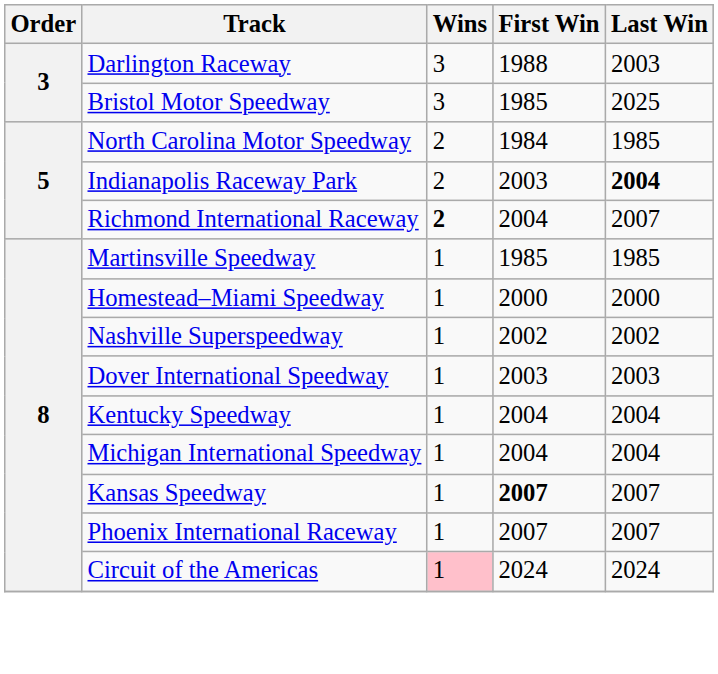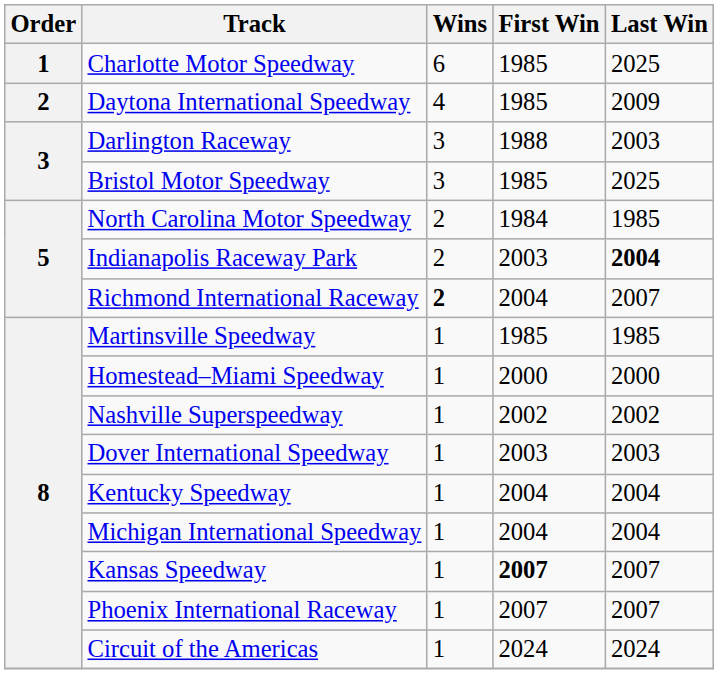+ row: (221, 63)
+ row: (249, 102)
(439, 571) pink background -> (439, 649) no background
